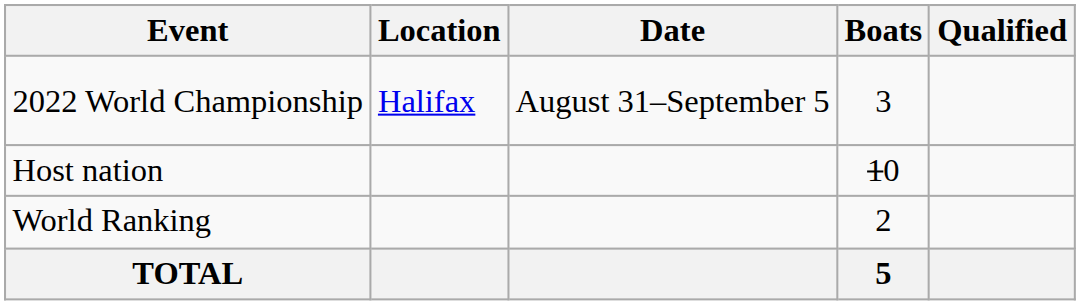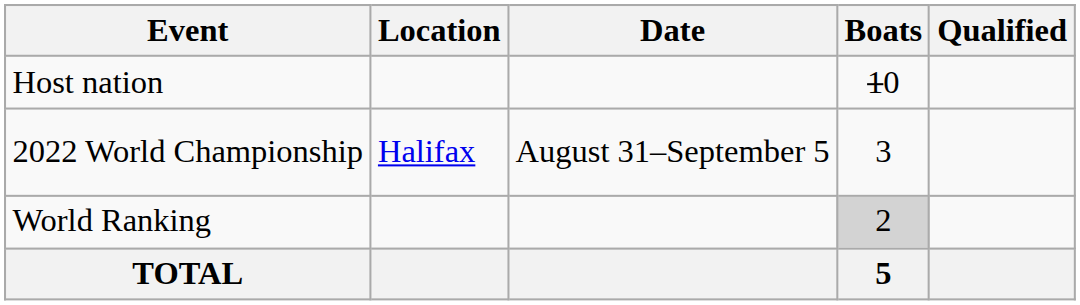rows swapped: (88, 169) <-> (188, 100)
(883, 221) no background -> (883, 221) lightgrey background
